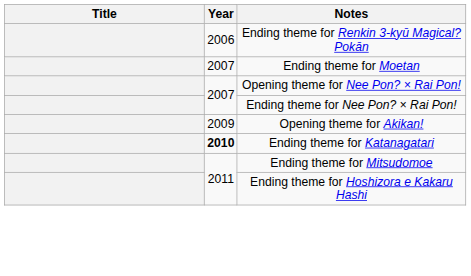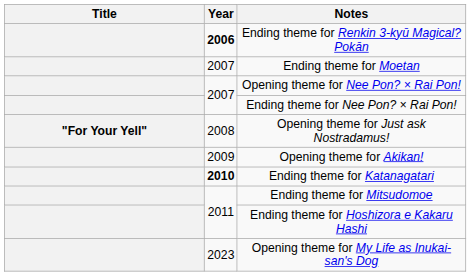(221, 40) normal -> (221, 40) bold
+ row: (351, 131)
+ row: (351, 254)
